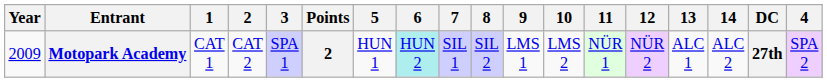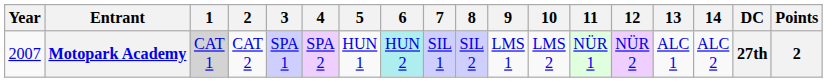columns swapped: (804, 17) <-> (328, 17)
(25, 53) 2009 -> (25, 53) 2007
(209, 53) no background -> (209, 53) lightgrey background
